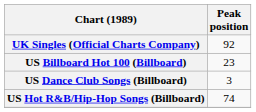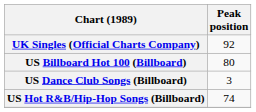(229, 62) 23 -> (229, 62) 80
